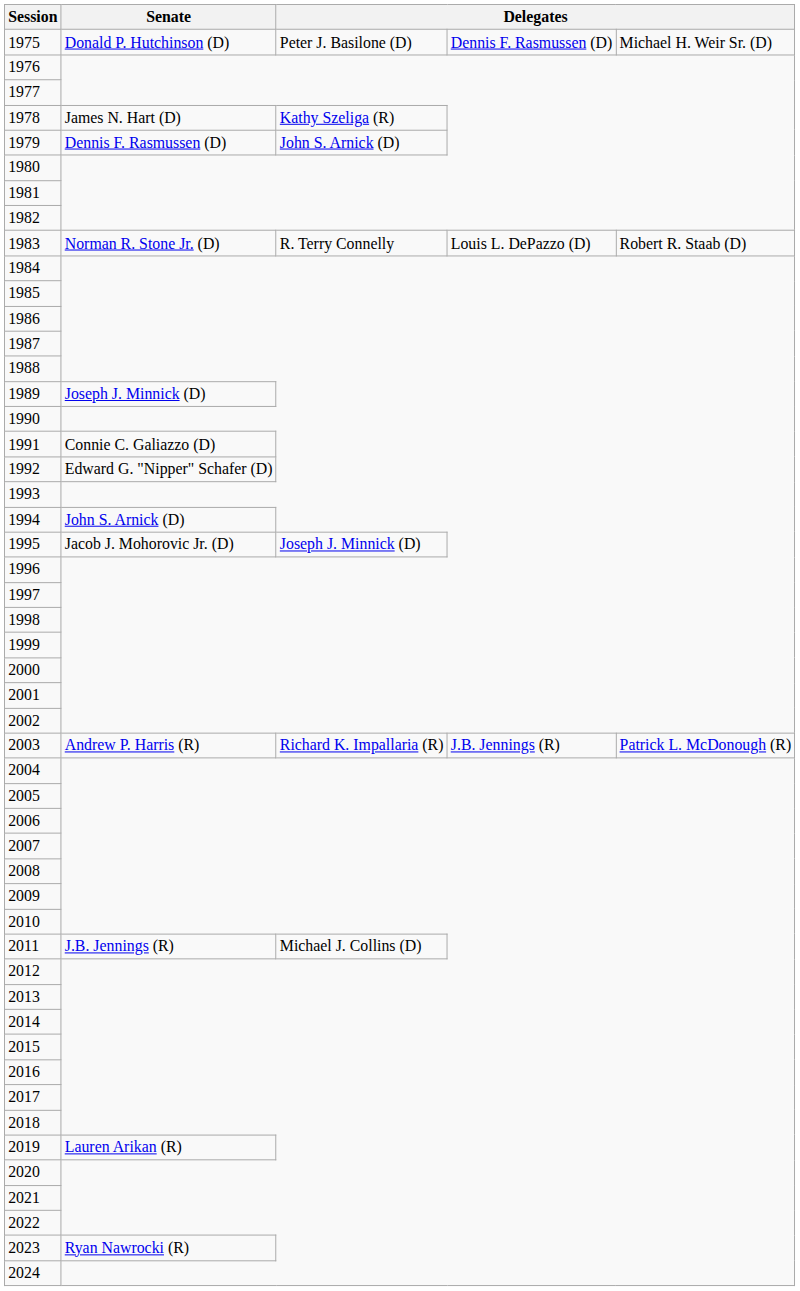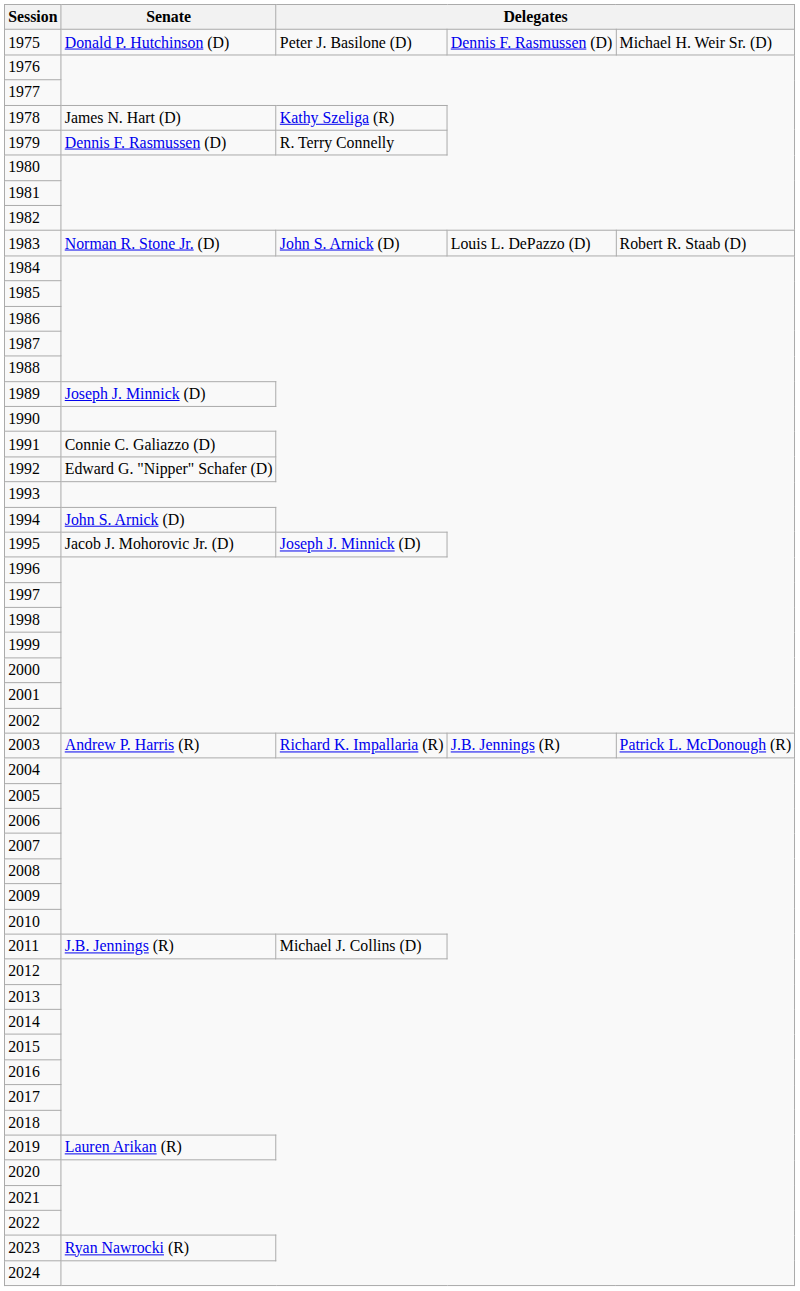(340, 142) John S. Arnick (D) -> (337, 142) R. Terry Connelly
(337, 243) R. Terry Connelly -> (340, 243) John S. Arnick (D)
